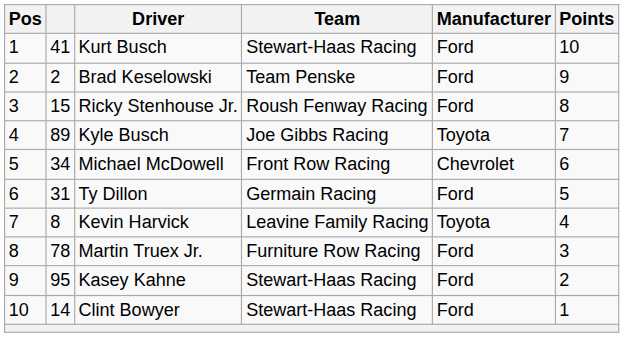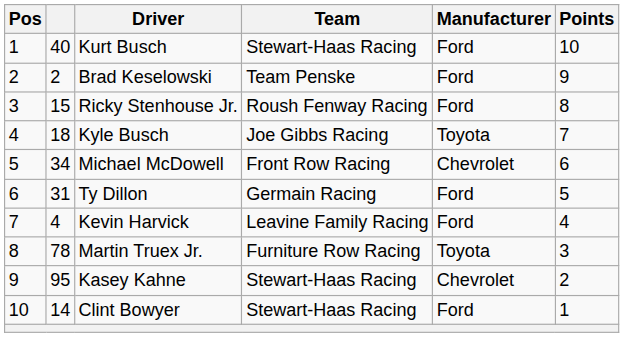(60, 47) 41 -> (60, 47) 40
(60, 134) 89 -> (60, 134) 18
(55, 221) 8 -> (55, 221) 4
(463, 221) Toyota -> (455, 221) Ford
(455, 250) Ford -> (463, 250) Toyota
(455, 280) Ford -> (475, 280) Chevrolet
